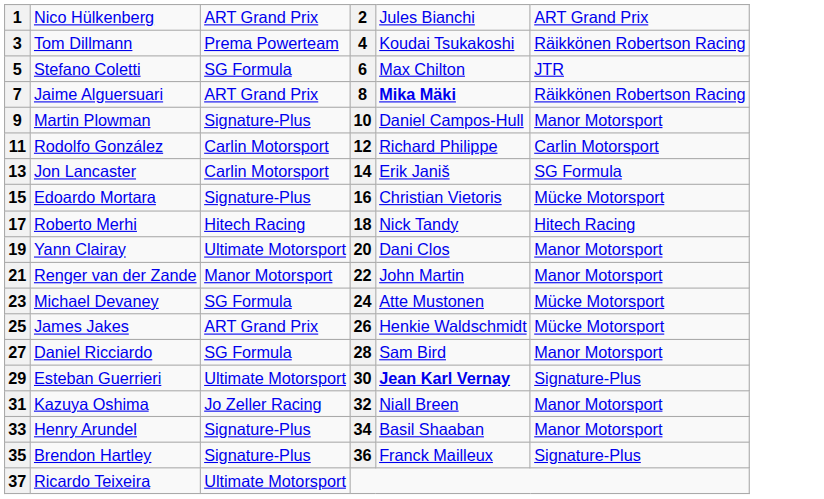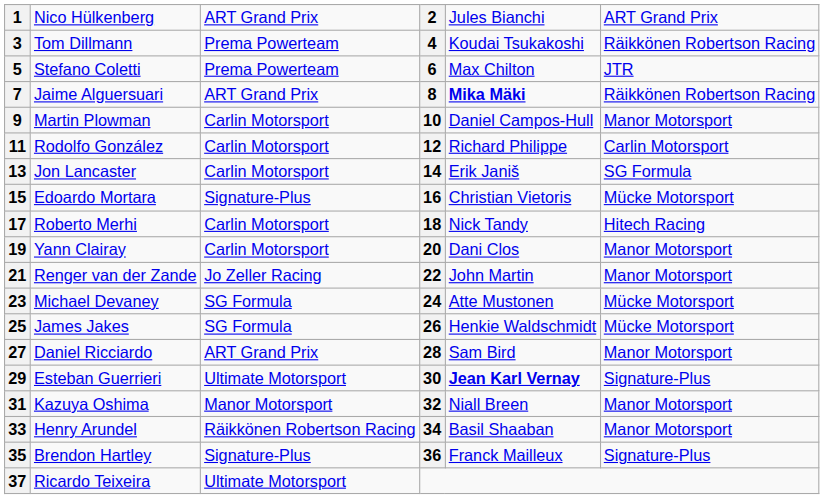(248, 69) SG Formula -> (271, 69) Prema Powerteam
(257, 121) Signature-Plus -> (266, 121) Carlin Motorsport
(255, 224) Hitech Racing -> (266, 224) Carlin Motorsport
(275, 249) Ultimate Motorsport -> (266, 249) Carlin Motorsport
(268, 275) Manor Motorsport -> (263, 275) Jo Zeller Racing
(261, 327) ART Grand Prix -> (248, 327) SG Formula
(248, 352) SG Formula -> (261, 352) ART Grand Prix
(263, 404) Jo Zeller Racing -> (268, 404) Manor Motorsport
(257, 430) Signature-Plus -> (310, 430) Räikkönen Robertson Racing
